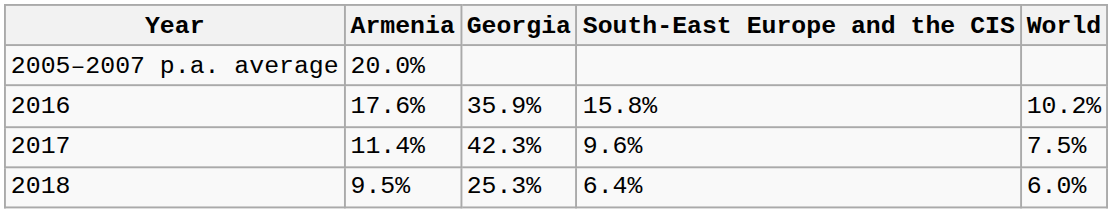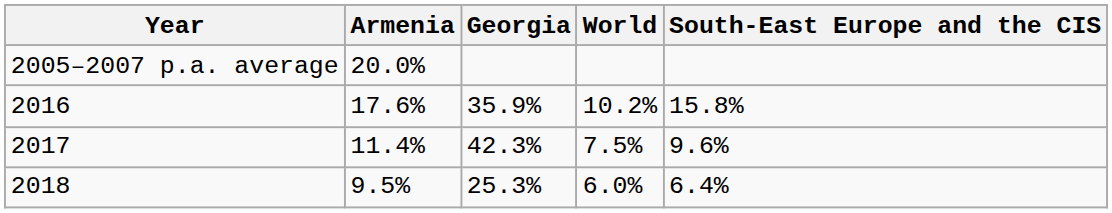columns swapped: (799, 25) <-> (1064, 25)
